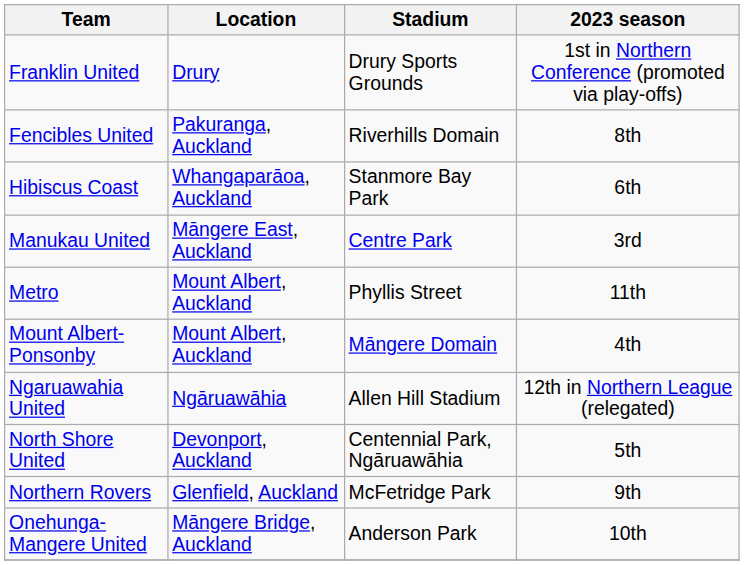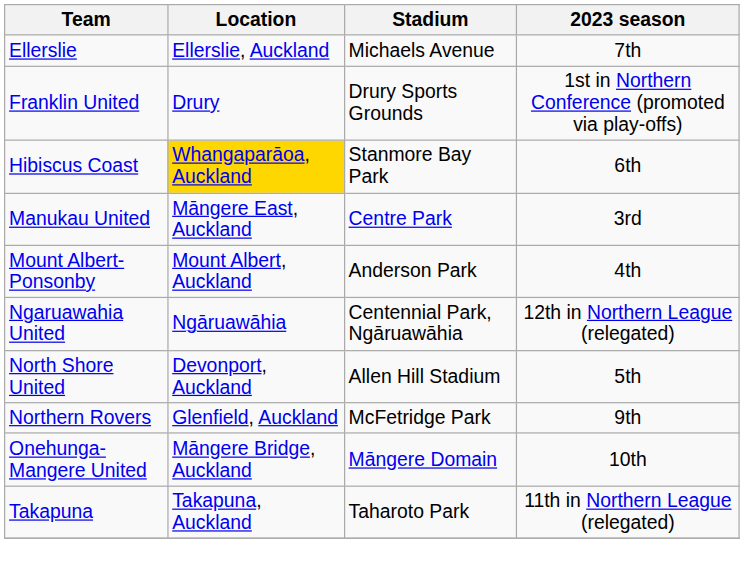+ row: (43, 50)
- row: (81, 135)
(241, 188) no background -> (241, 166) gold background
- row: (34, 293)
(423, 345) Māngere Domain -> (413, 271) Anderson Park
(424, 398) Allen Hill Stadium -> (420, 323) Centennial Park, Ngāruawāhia
(420, 450) Centennial Park, Ngāruawāhia -> (424, 376) Allen Hill Stadium
(413, 533) Anderson Park -> (423, 459) Māngere Domain
+ row: (51, 512)
